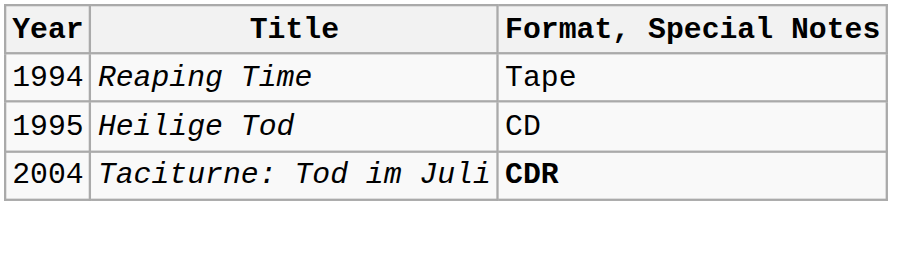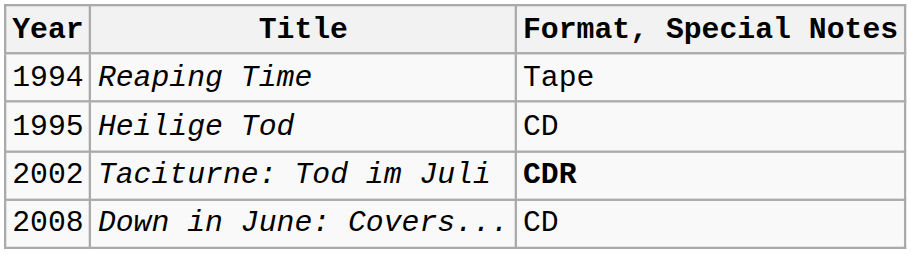(48, 175) 2004 -> (48, 175) 2002
+ row: (303, 223)
